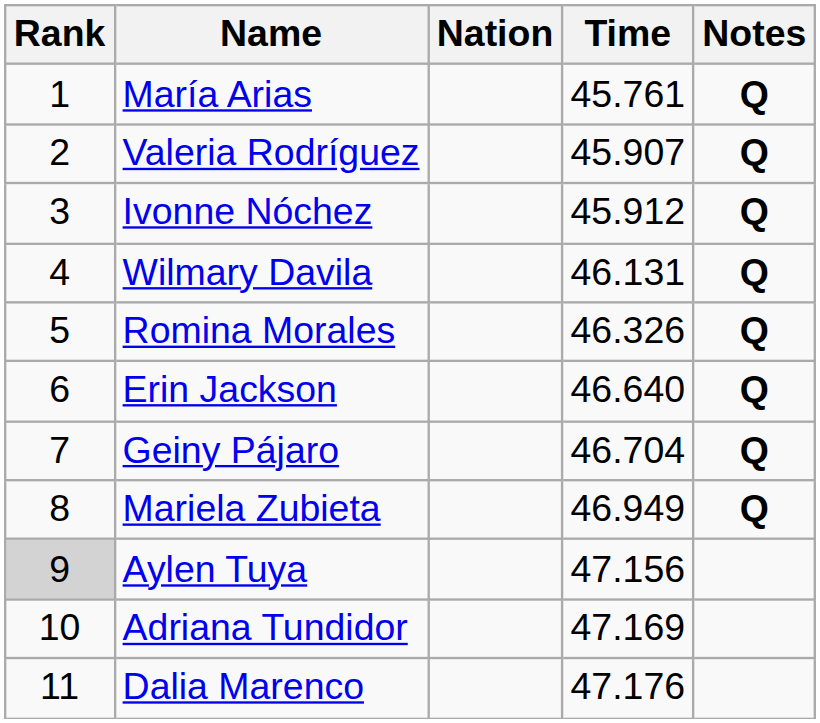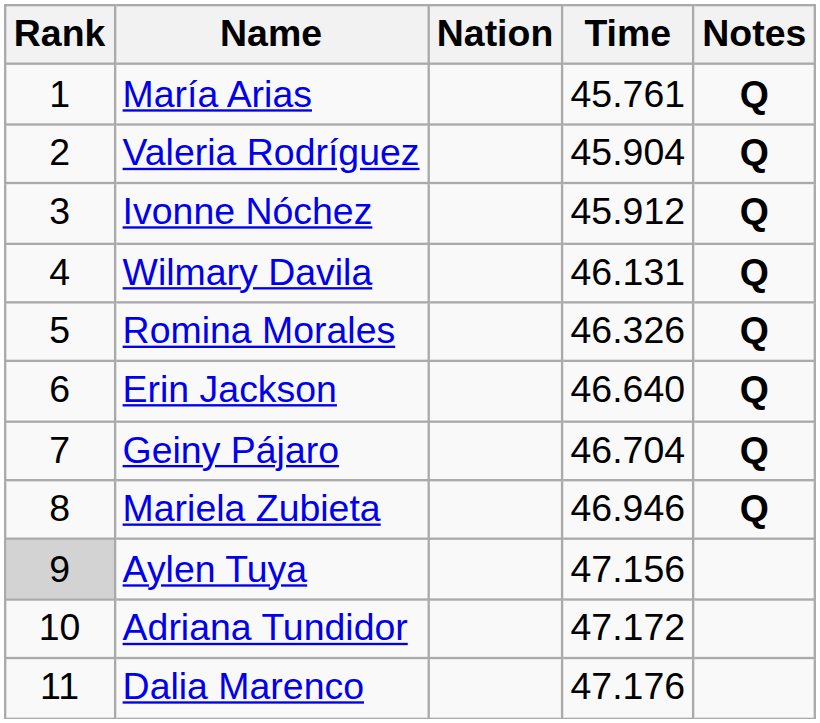(628, 152) 45.907 -> (628, 152) 45.904
(628, 509) 46.949 -> (628, 509) 46.946
(628, 627) 47.169 -> (628, 627) 47.172
